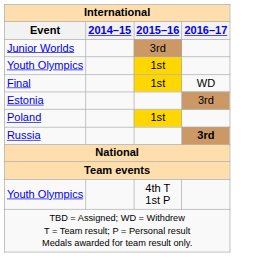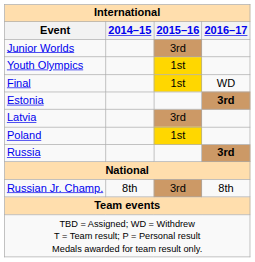(206, 100) normal -> (226, 100) bold
+ row: (22, 118)
+ row: (55, 188)
- row: (45, 194)
